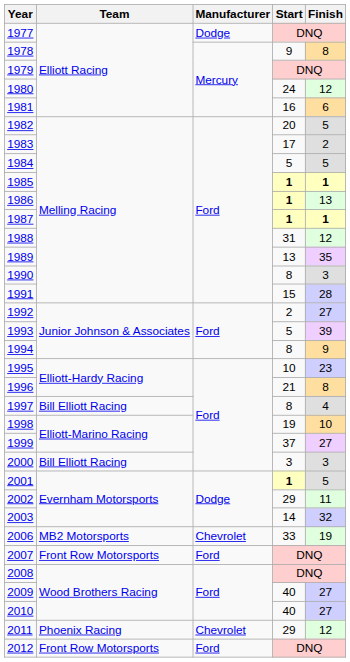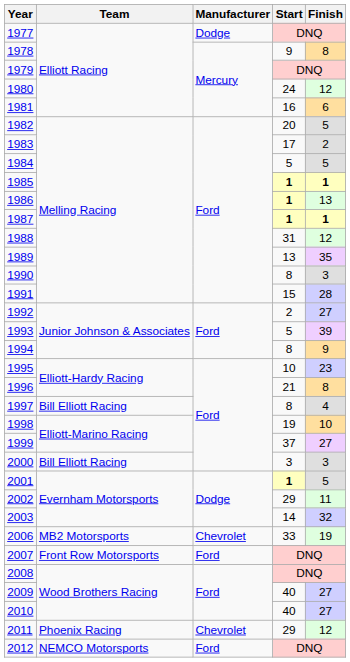(99, 648) Front Row Motorsports -> (94, 648) NEMCO Motorsports
